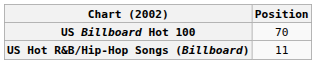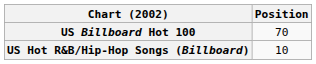(282, 50) 11 -> (282, 50) 10
